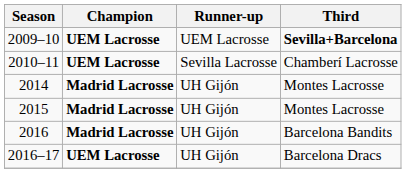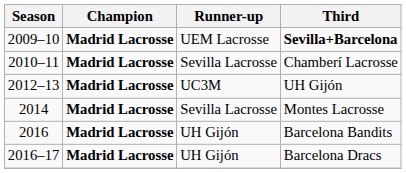(113, 39) UEM Lacrosse -> (120, 39) Madrid Lacrosse
(113, 62) UEM Lacrosse -> (120, 62) Madrid Lacrosse
+ row: (34, 86)
(209, 86) UH Gijón -> (229, 109) Sevilla Lacrosse
- row: (34, 109)
(113, 156) UEM Lacrosse -> (120, 156) Madrid Lacrosse
